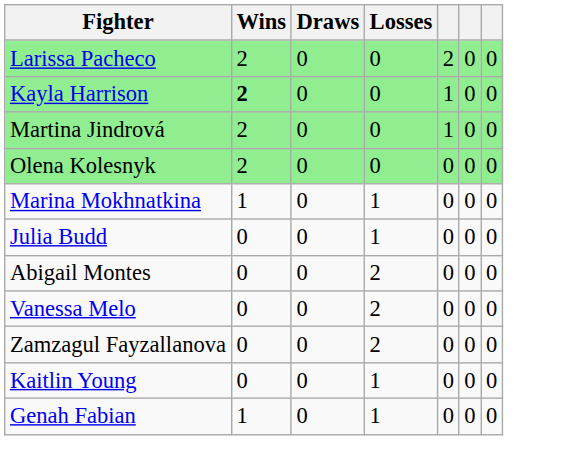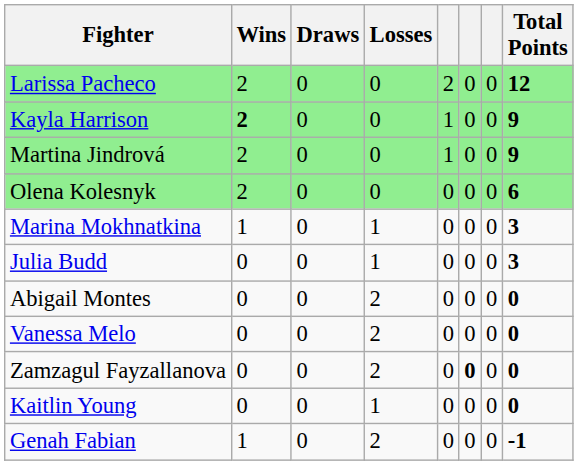+ column: (538, 35)
(470, 344) normal -> (470, 369) bold
(375, 415) 1 -> (375, 441) 2
